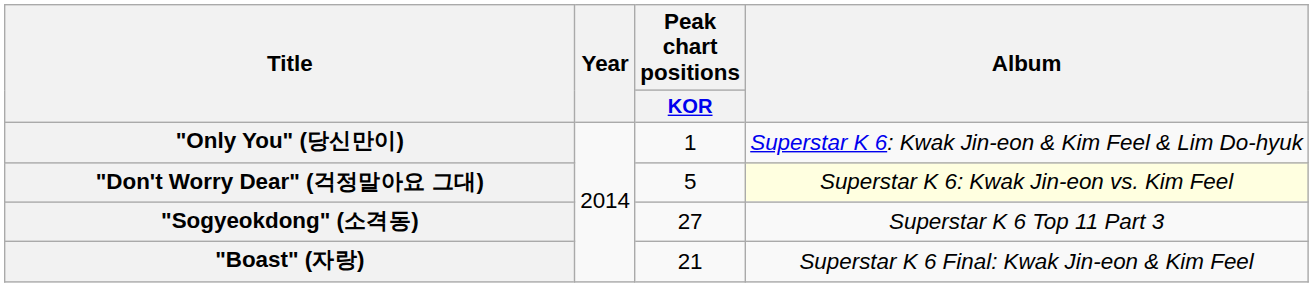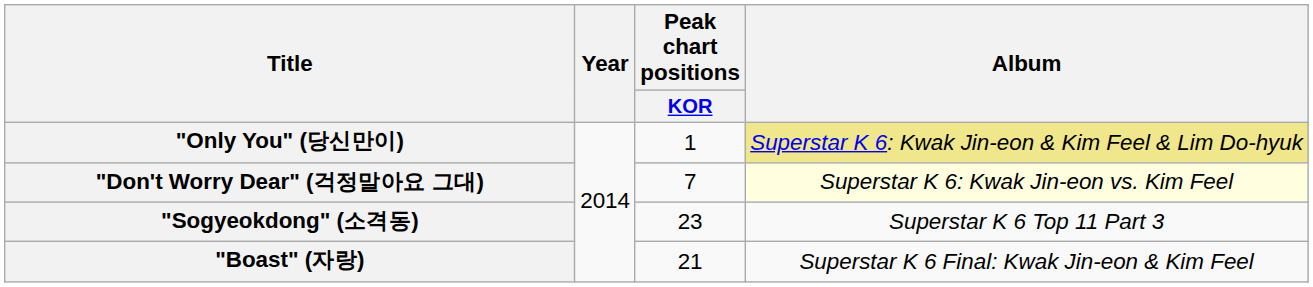(1027, 142) no background -> (1027, 142) khaki background
(690, 181) 5 -> (690, 181) 7
(690, 221) 27 -> (690, 221) 23
